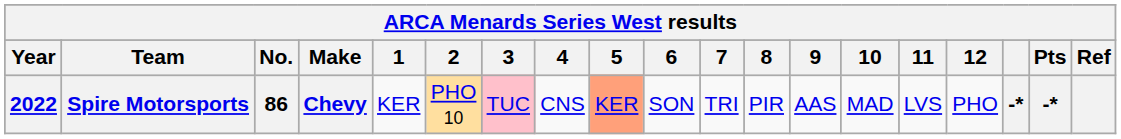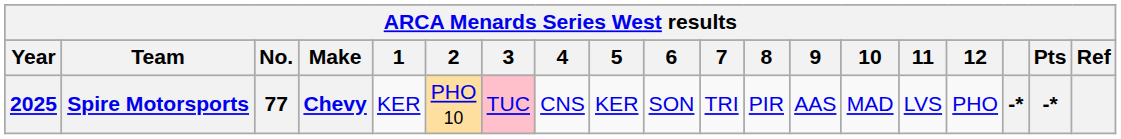(33, 104) 2022 -> (33, 104) 2025
(276, 104) 86 -> (276, 104) 77
(617, 104) lightsalmon background -> (617, 104) no background
